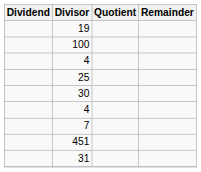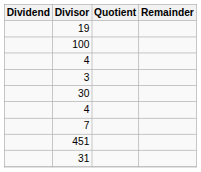- row: (28, 77)
+ row: (28, 77)
